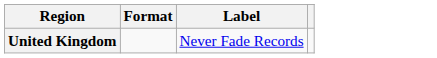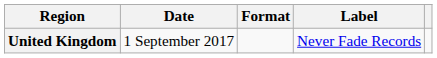+ column: (179, 16)
